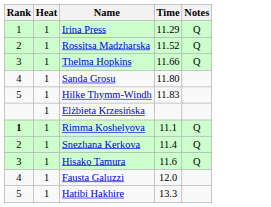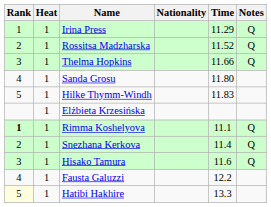+ column: (181, 12)
(168, 177) 12.0 -> (223, 177) 12.2
(19, 194) no background -> (19, 194) lightyellow background
